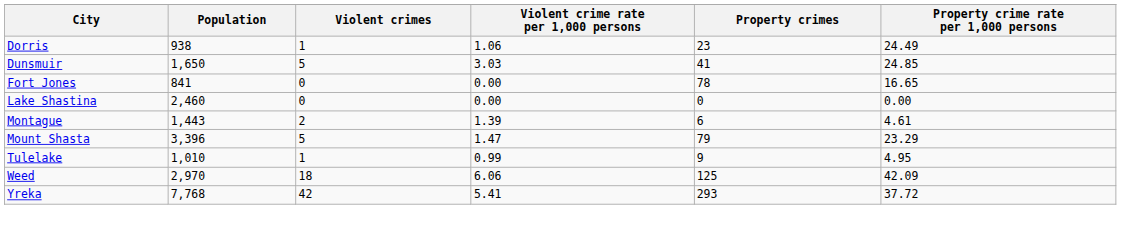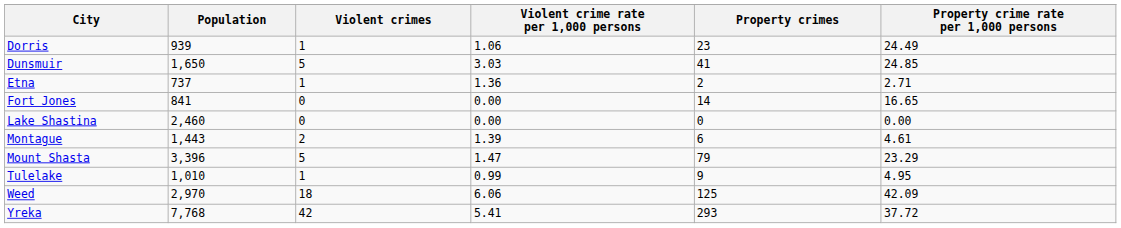(181, 46) 938 -> (181, 46) 939
+ row: (21, 83)
(704, 83) 78 -> (704, 102) 14
